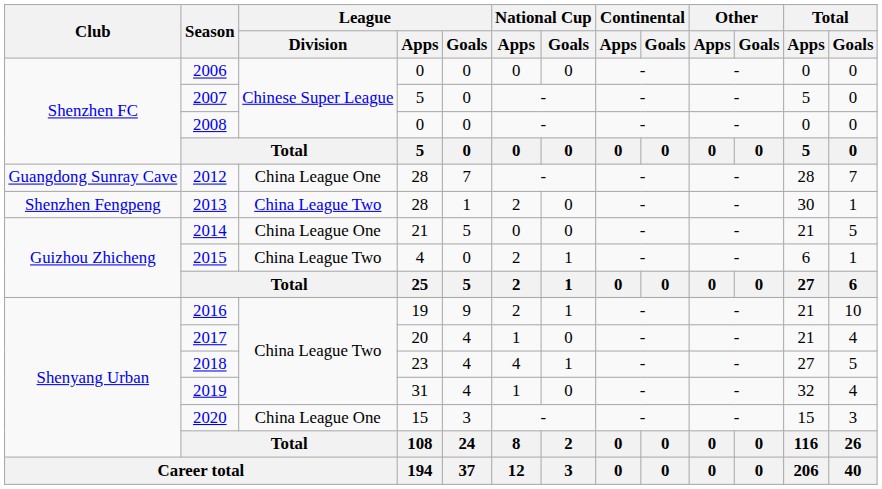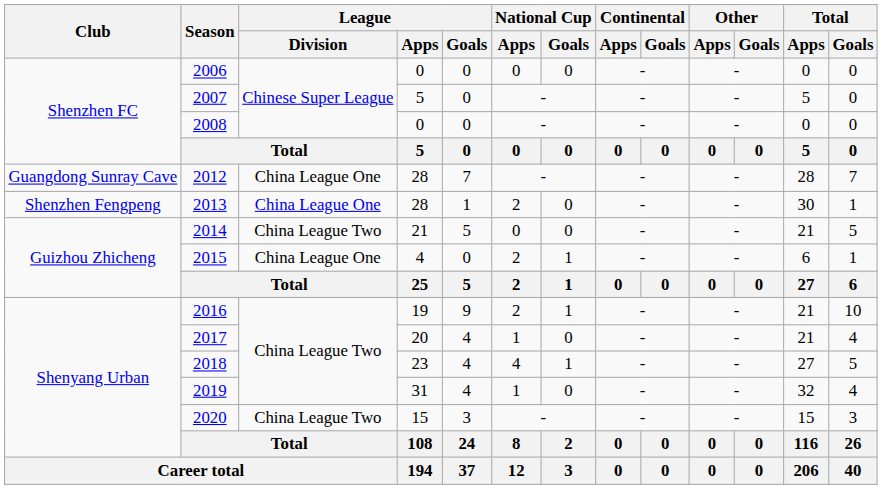(318, 204) China League Two -> (318, 204) China League One
(318, 230) China League One -> (318, 230) China League Two
(318, 257) China League Two -> (318, 257) China League One
(318, 417) China League One -> (318, 417) China League Two
